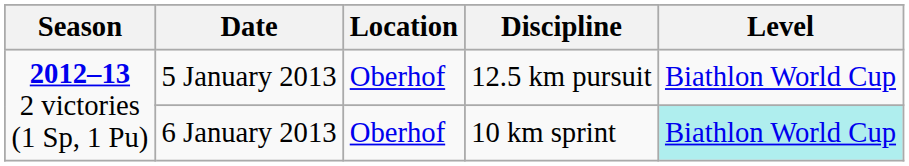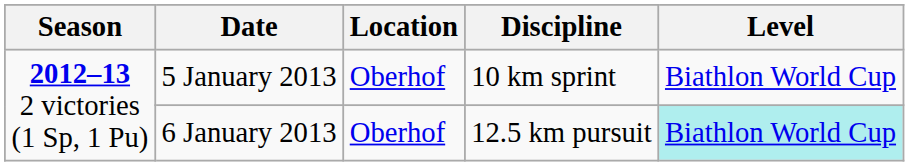(561, 77) 12.5 km pursuit -> (544, 77) 10 km sprint
(544, 132) 10 km sprint -> (561, 132) 12.5 km pursuit
